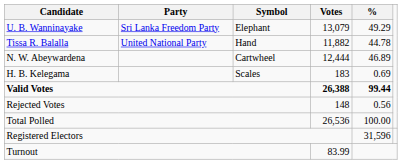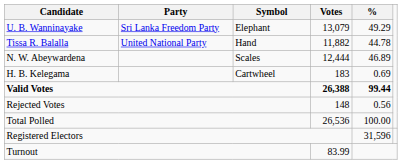(255, 58) Cartwheel -> (248, 58) Scales
(248, 74) Scales -> (255, 74) Cartwheel
